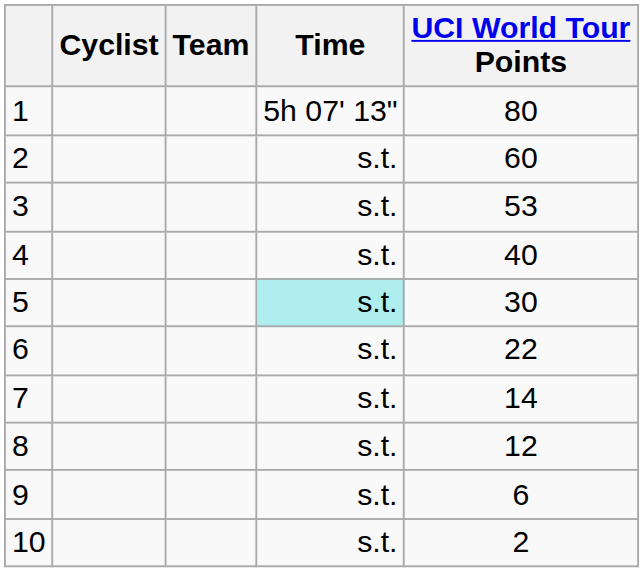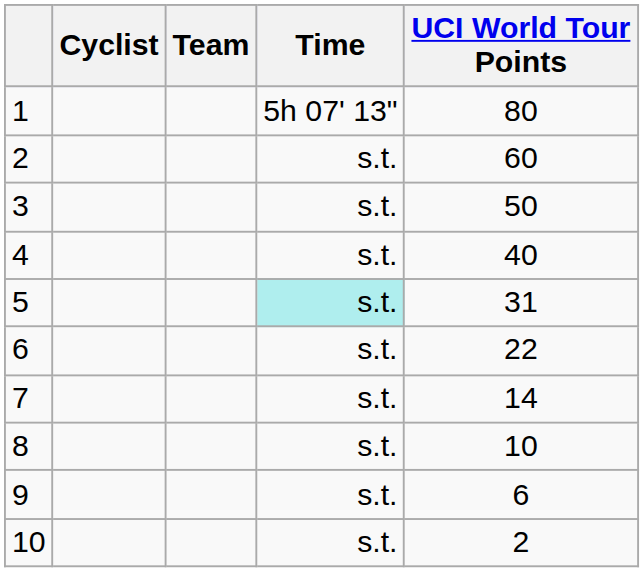(521, 206) 53 -> (521, 206) 50
(521, 302) 30 -> (521, 302) 31
(521, 446) 12 -> (521, 446) 10
